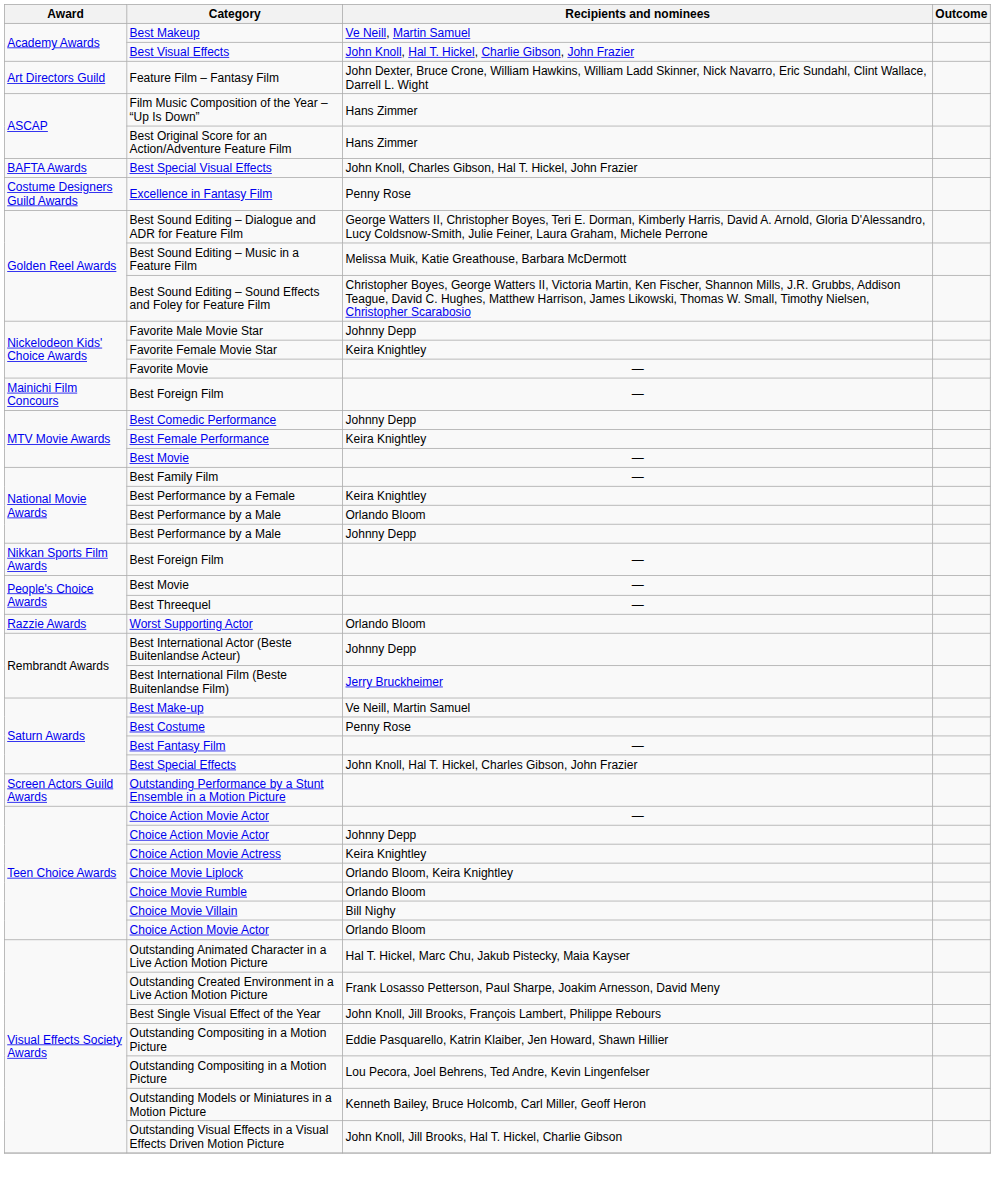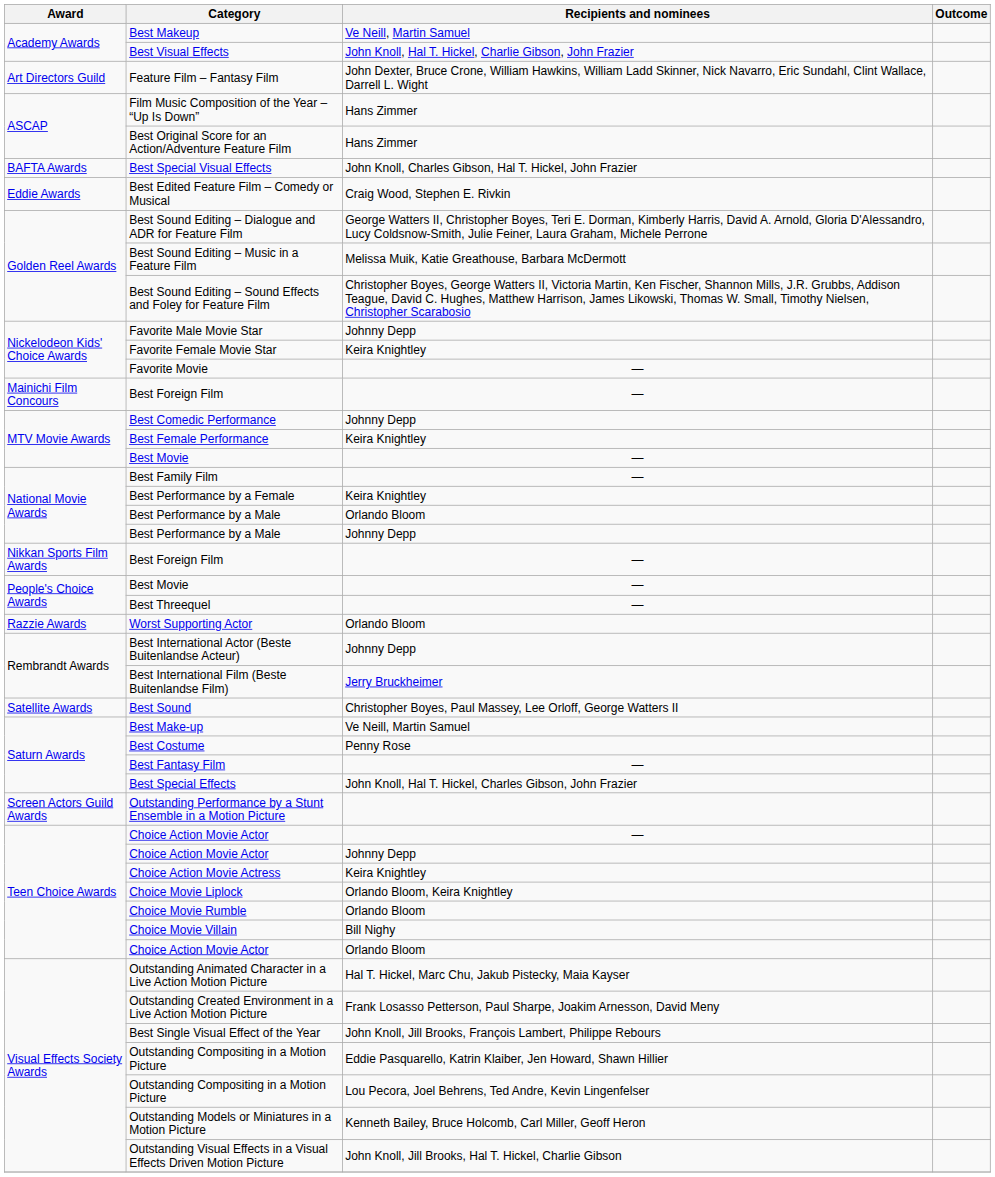- row: (201, 194)
+ row: (231, 194)
+ row: (160, 708)
